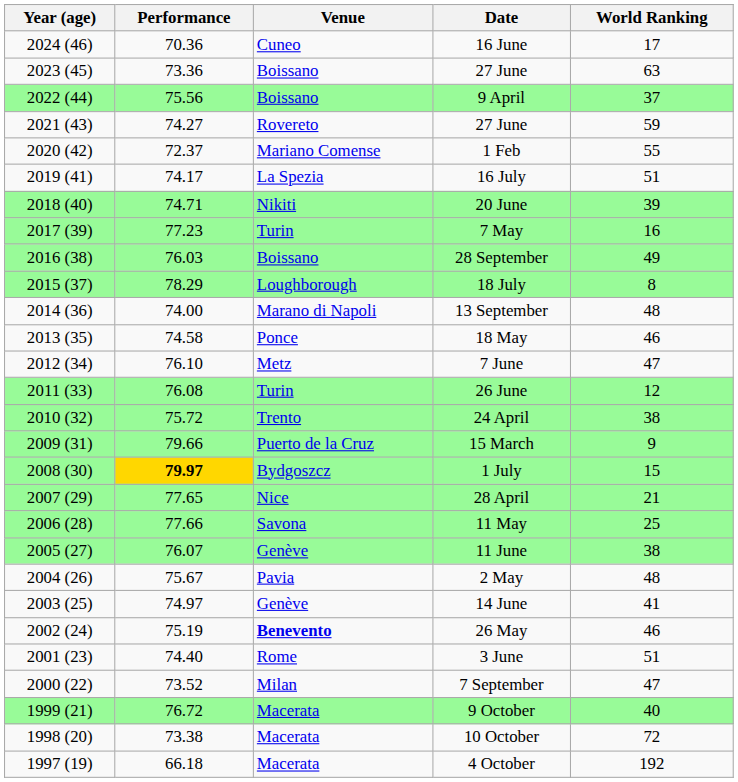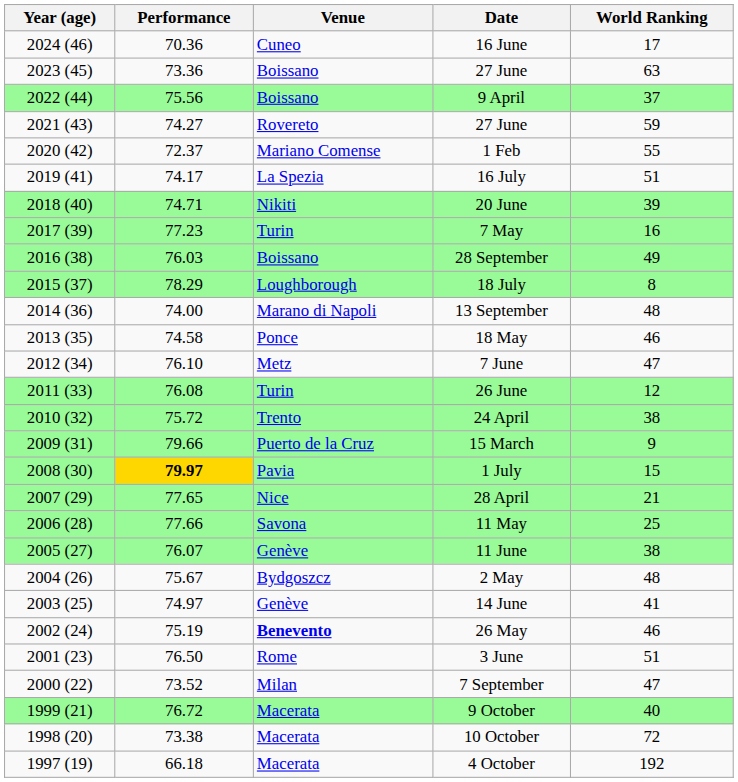(294, 470) Bydgoszcz -> (276, 470) Pavia
(276, 577) Pavia -> (294, 577) Bydgoszcz
(184, 657) 74.40 -> (184, 657) 76.50
